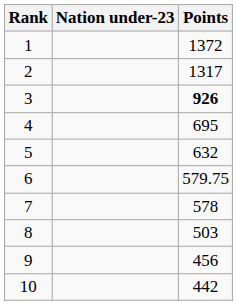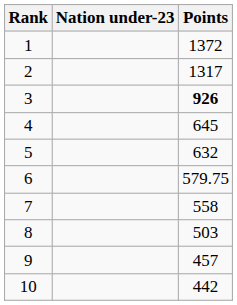(206, 125) 695 -> (206, 125) 645
(206, 206) 578 -> (206, 206) 558
(206, 260) 456 -> (206, 260) 457
